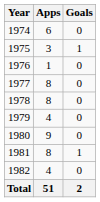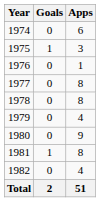columns swapped: (48, 13) <-> (79, 13)
